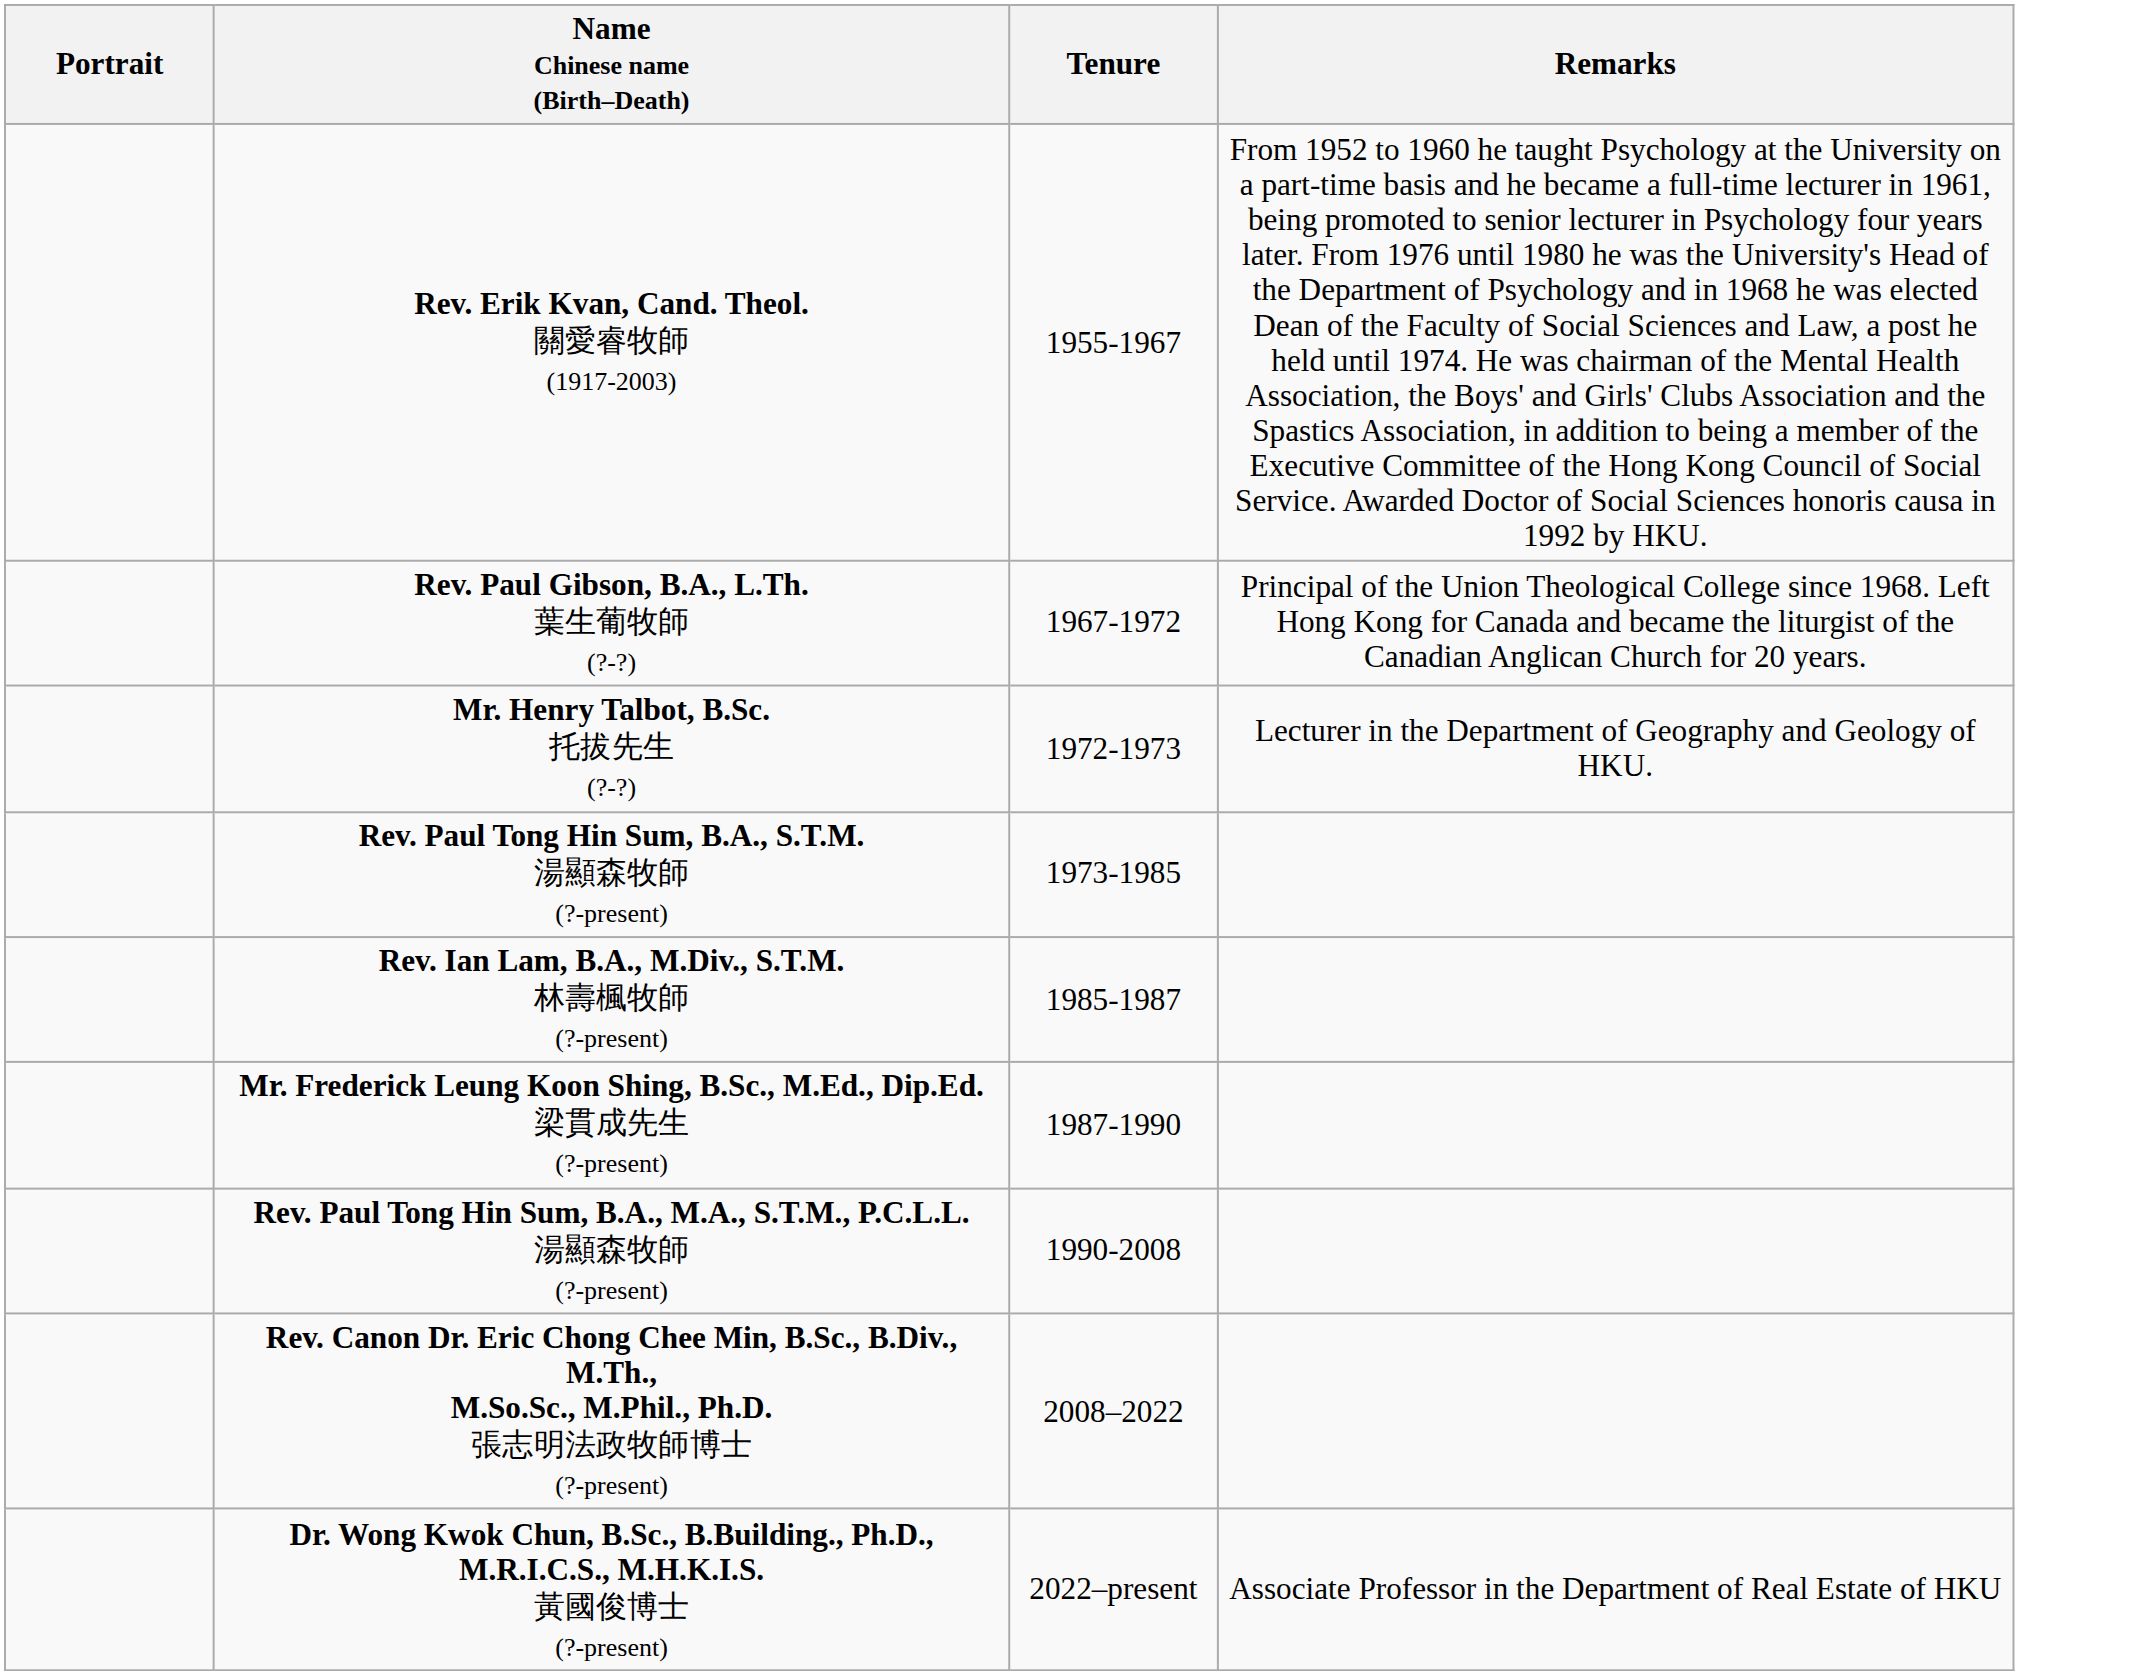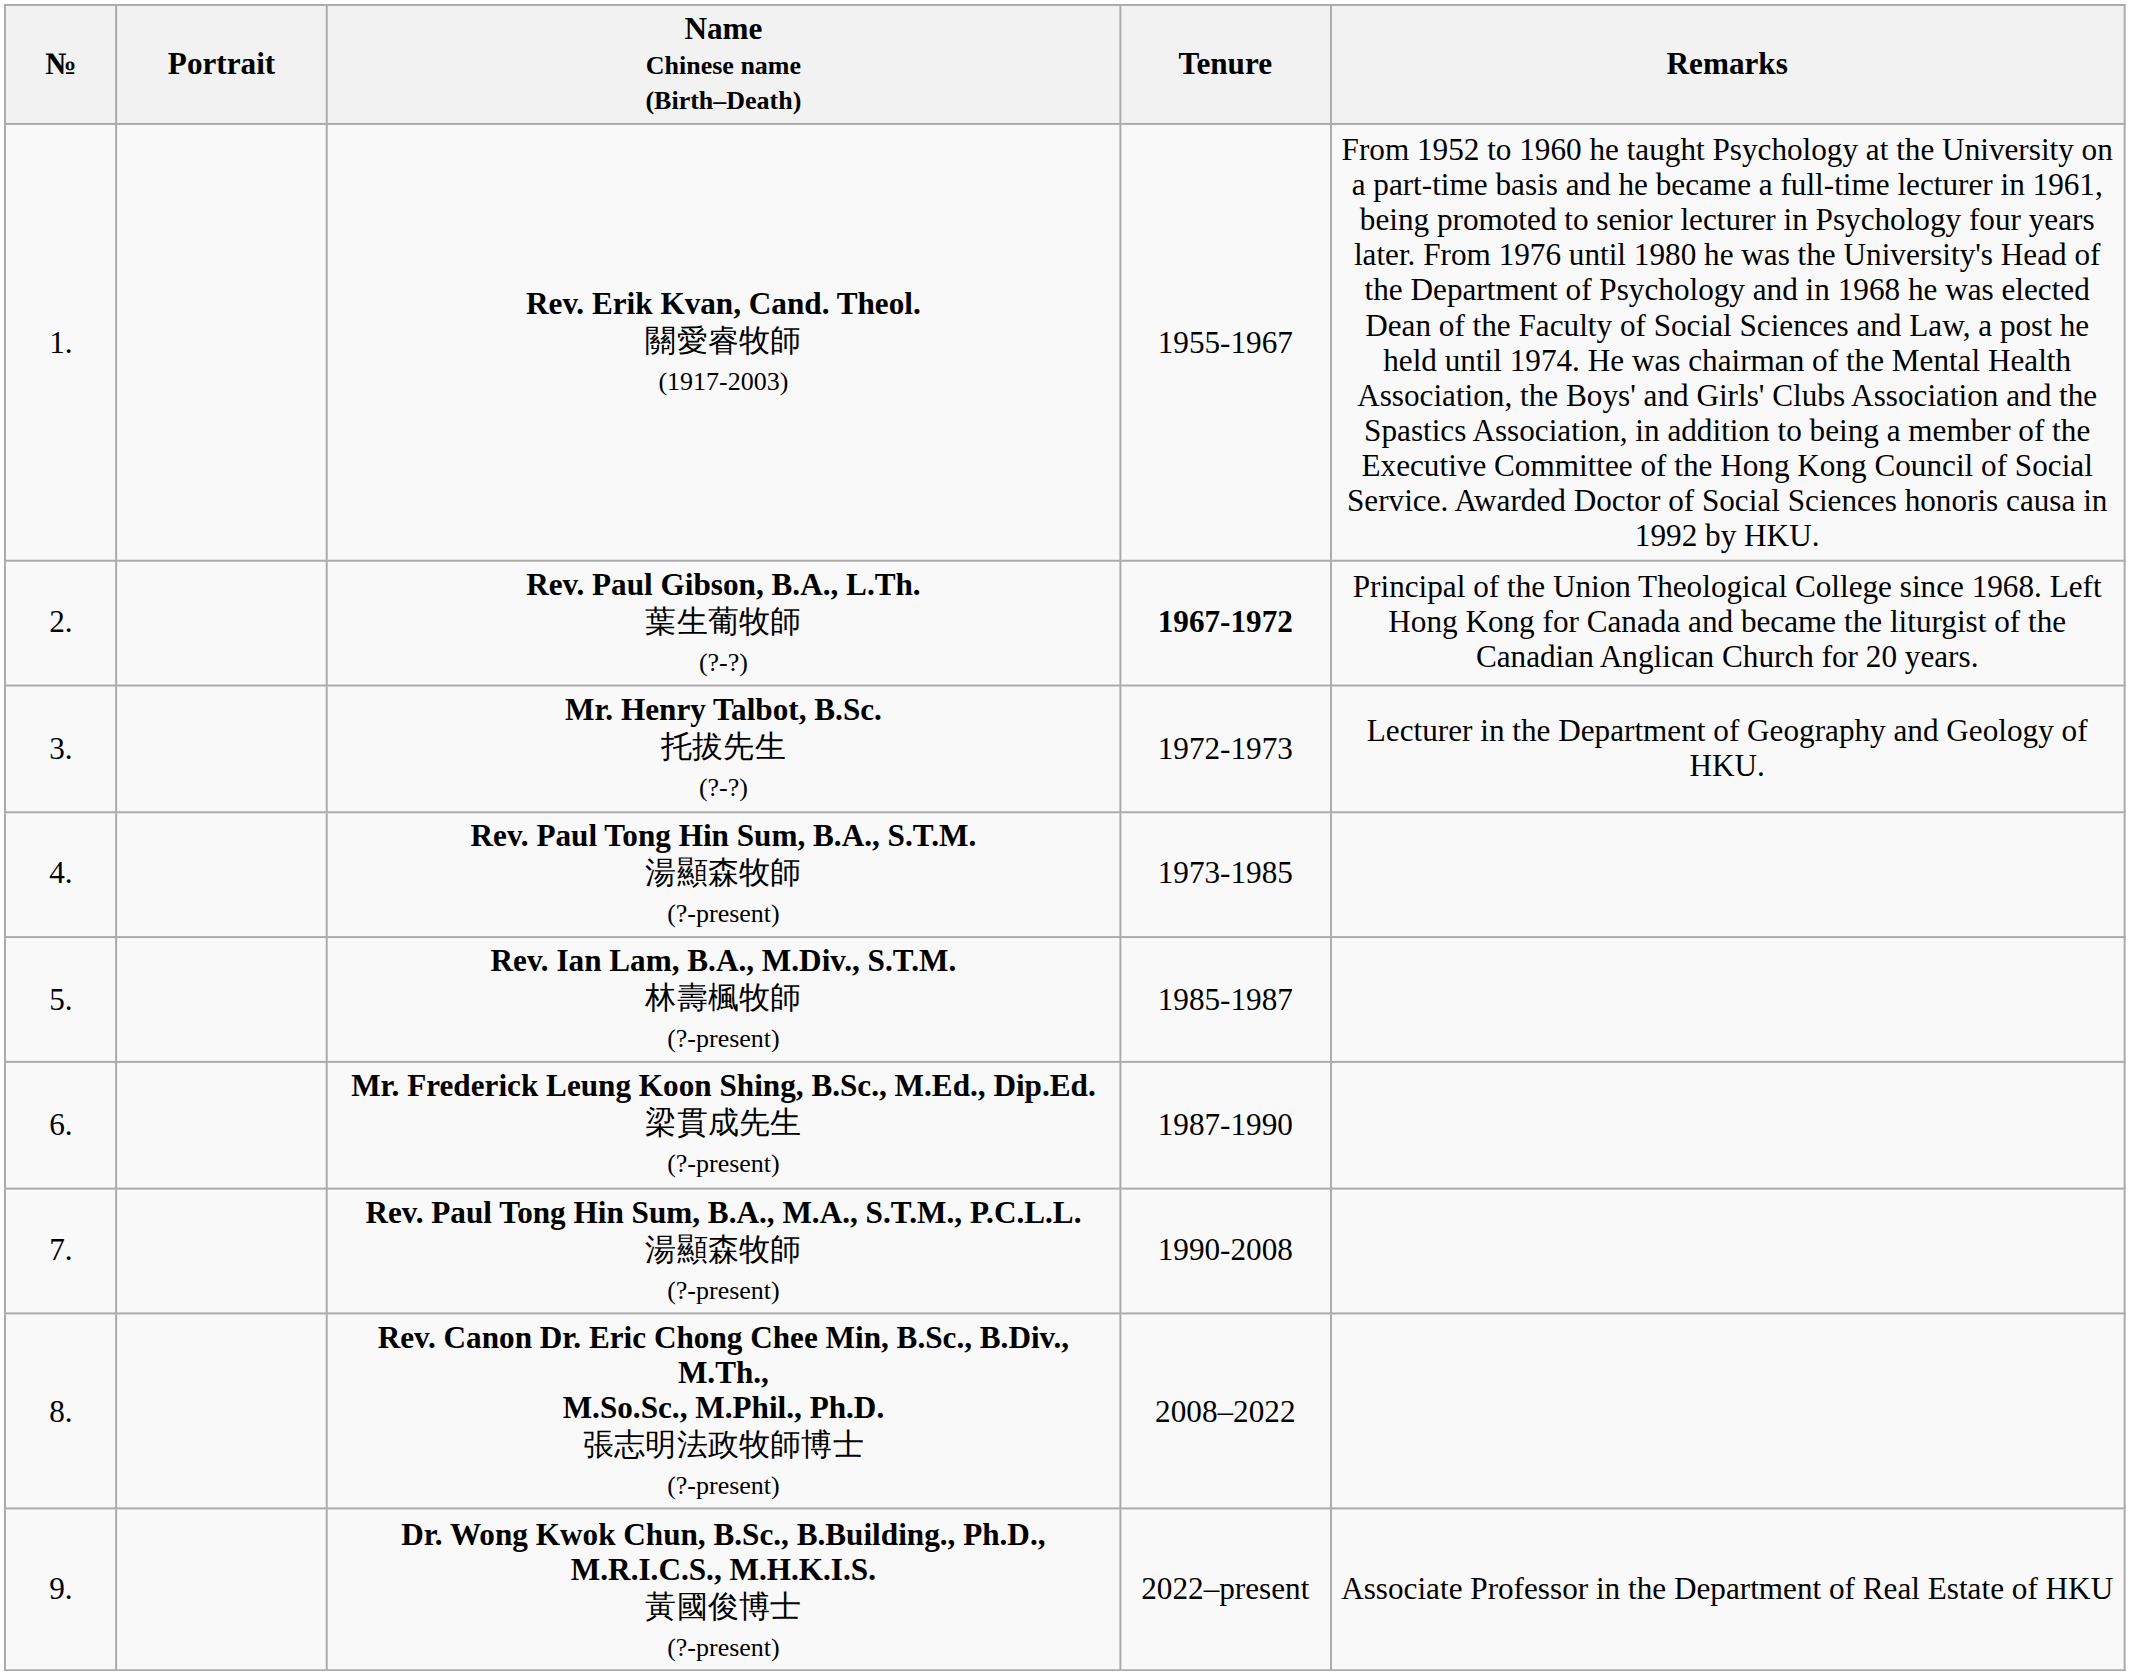+ column: (61, 64)
(1113, 622) normal -> (1225, 622) bold
